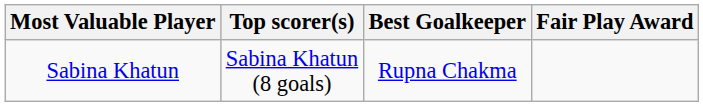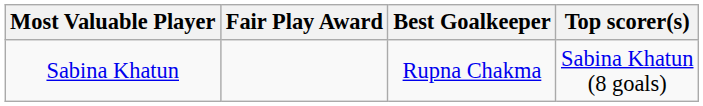columns swapped: (292, 22) <-> (615, 22)
